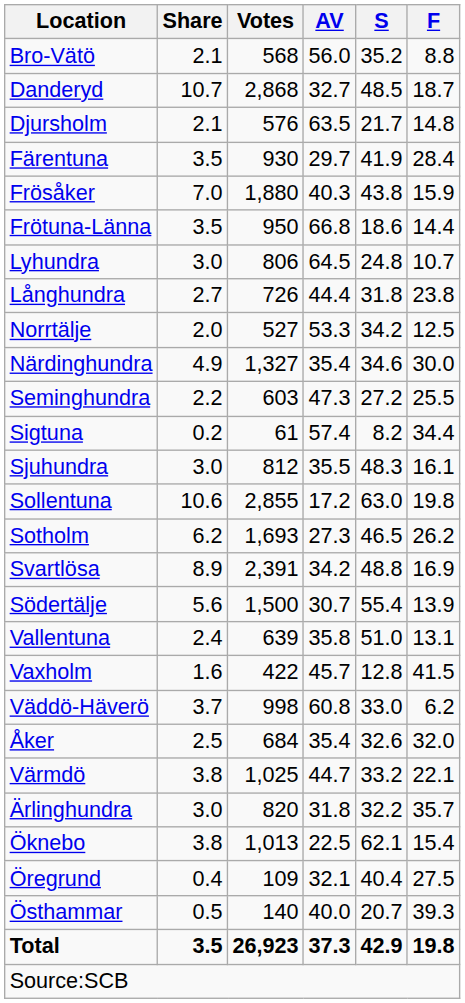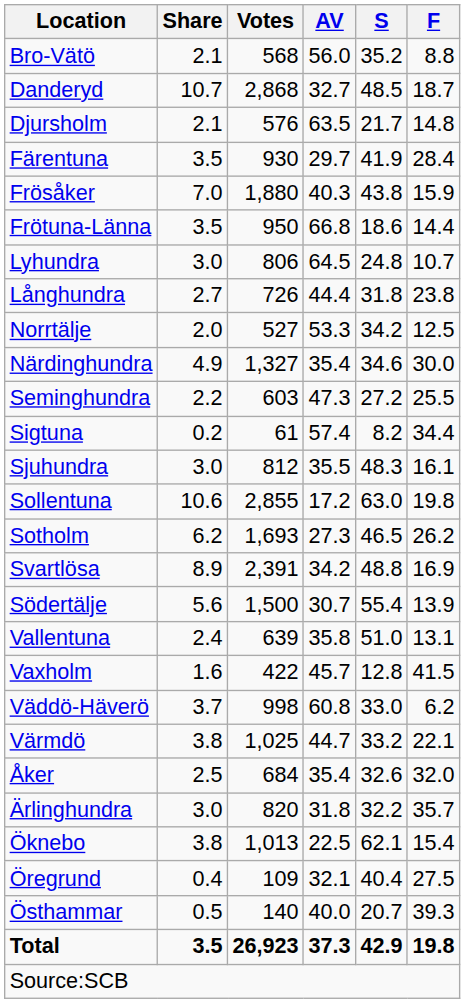rows swapped: (47, 775) <-> (32, 741)
